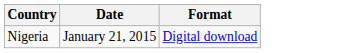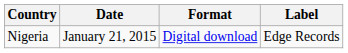+ column: (302, 15)
